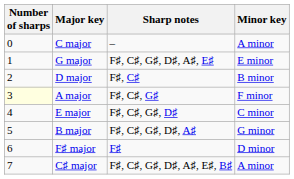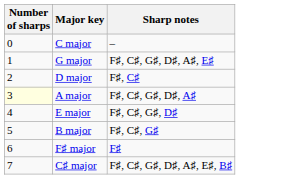- column: (262, 19)
(134, 95) F♯, C♯, G♯ -> (153, 95) F♯, C♯, G♯, D♯, A♯
(153, 130) F♯, C♯, G♯, D♯, A♯ -> (134, 130) F♯, C♯, G♯
